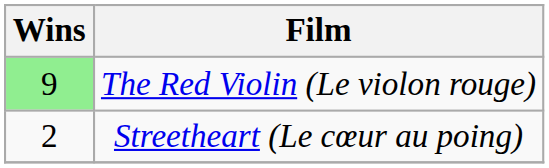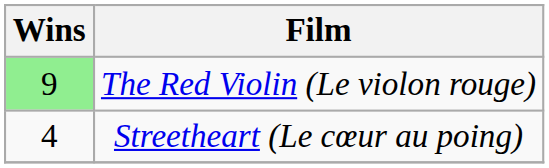(49, 135) 2 -> (49, 135) 4
